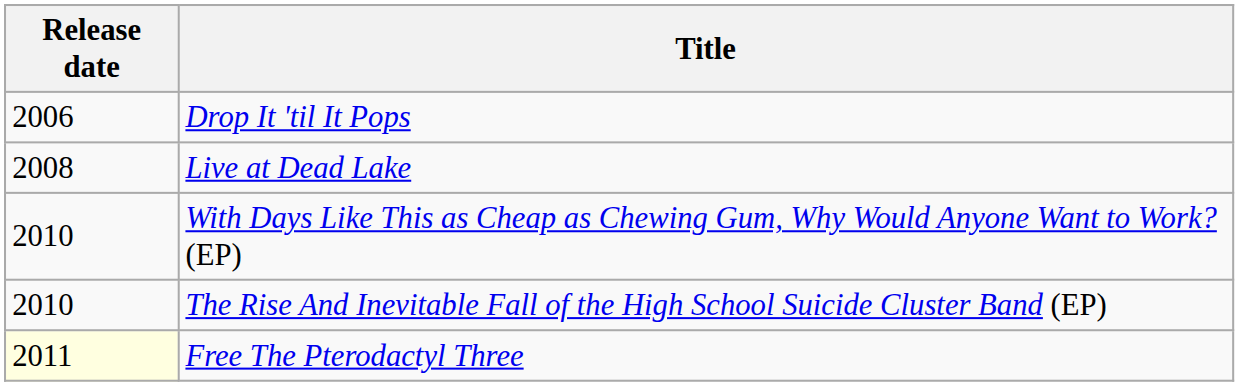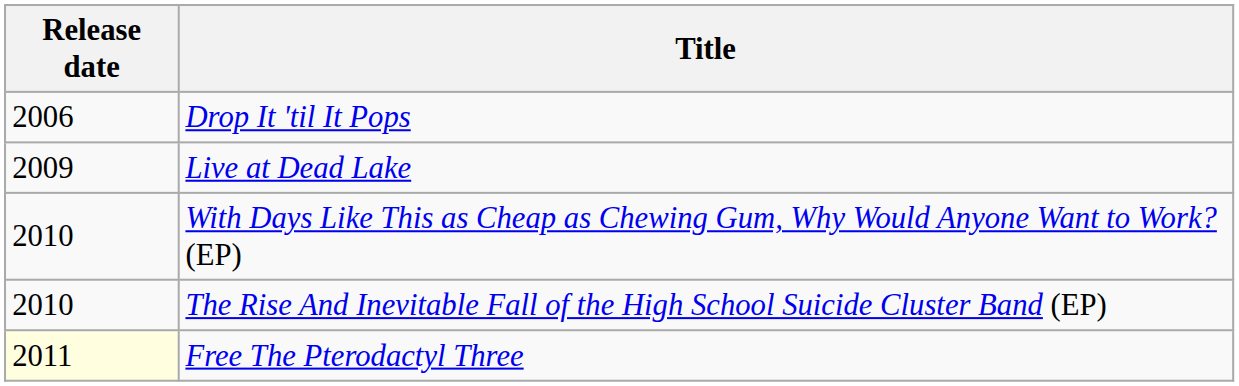(43, 167) 2008 -> (43, 167) 2009
